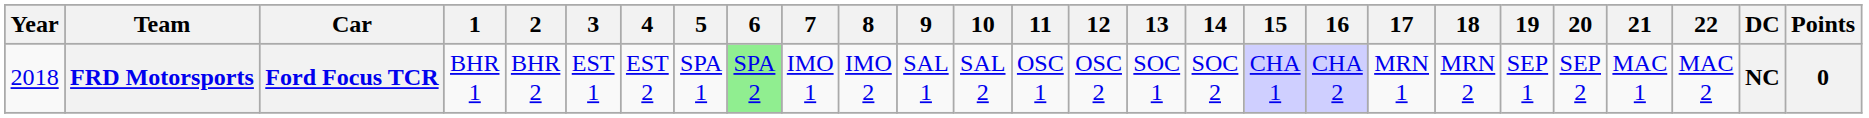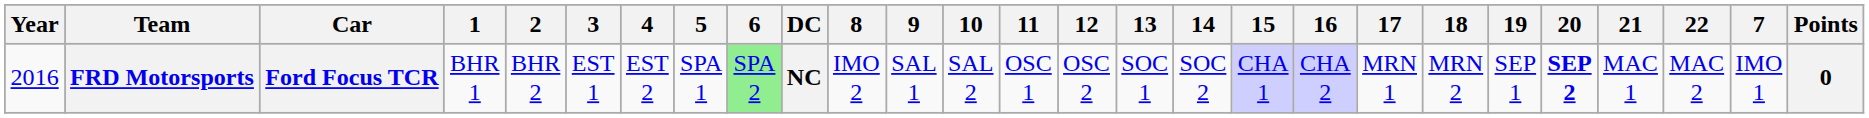columns swapped: (810, 23) <-> (1762, 23)
(35, 77) 2018 -> (35, 77) 2016
(1580, 77) normal -> (1570, 77) bold
